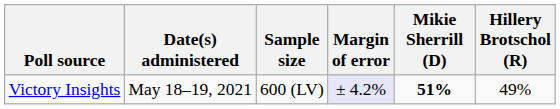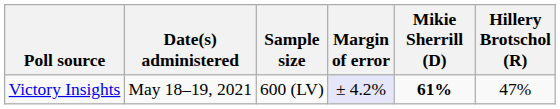(435, 89) 51% -> (435, 89) 61%
(515, 89) 49% -> (515, 89) 47%
